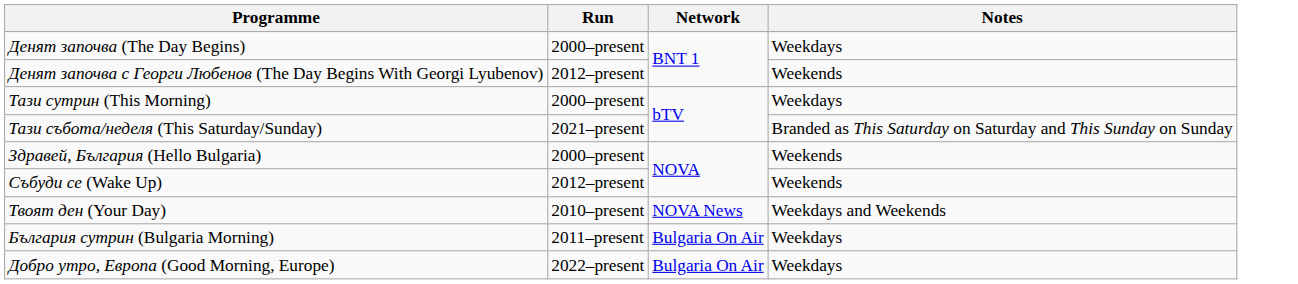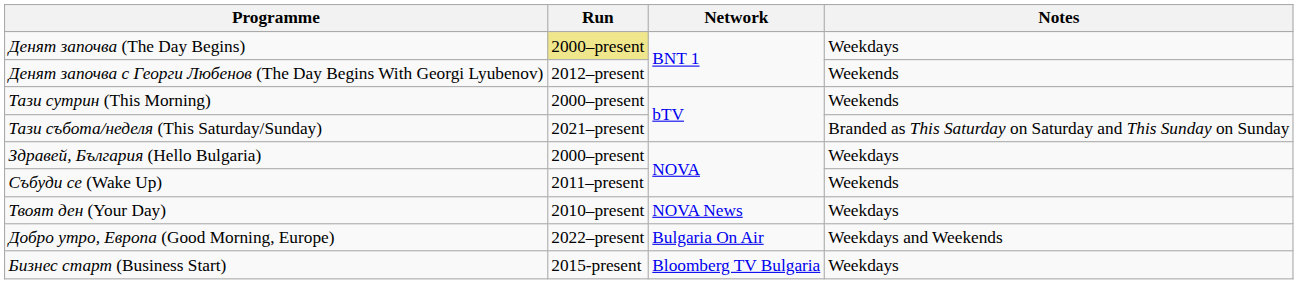(598, 45) no background -> (598, 45) khaki background
(807, 100) Weekdays -> (864, 100) Weekends
(807, 155) Weekends -> (864, 155) Weekdays
(598, 182) 2012–present -> (597, 182) 2011–present
(859, 210) Weekdays and Weekends -> (864, 210) Weekdays
- row: (141, 237)
(807, 264) Weekdays -> (915, 237) Weekdays and Weekends
+ row: (117, 264)
